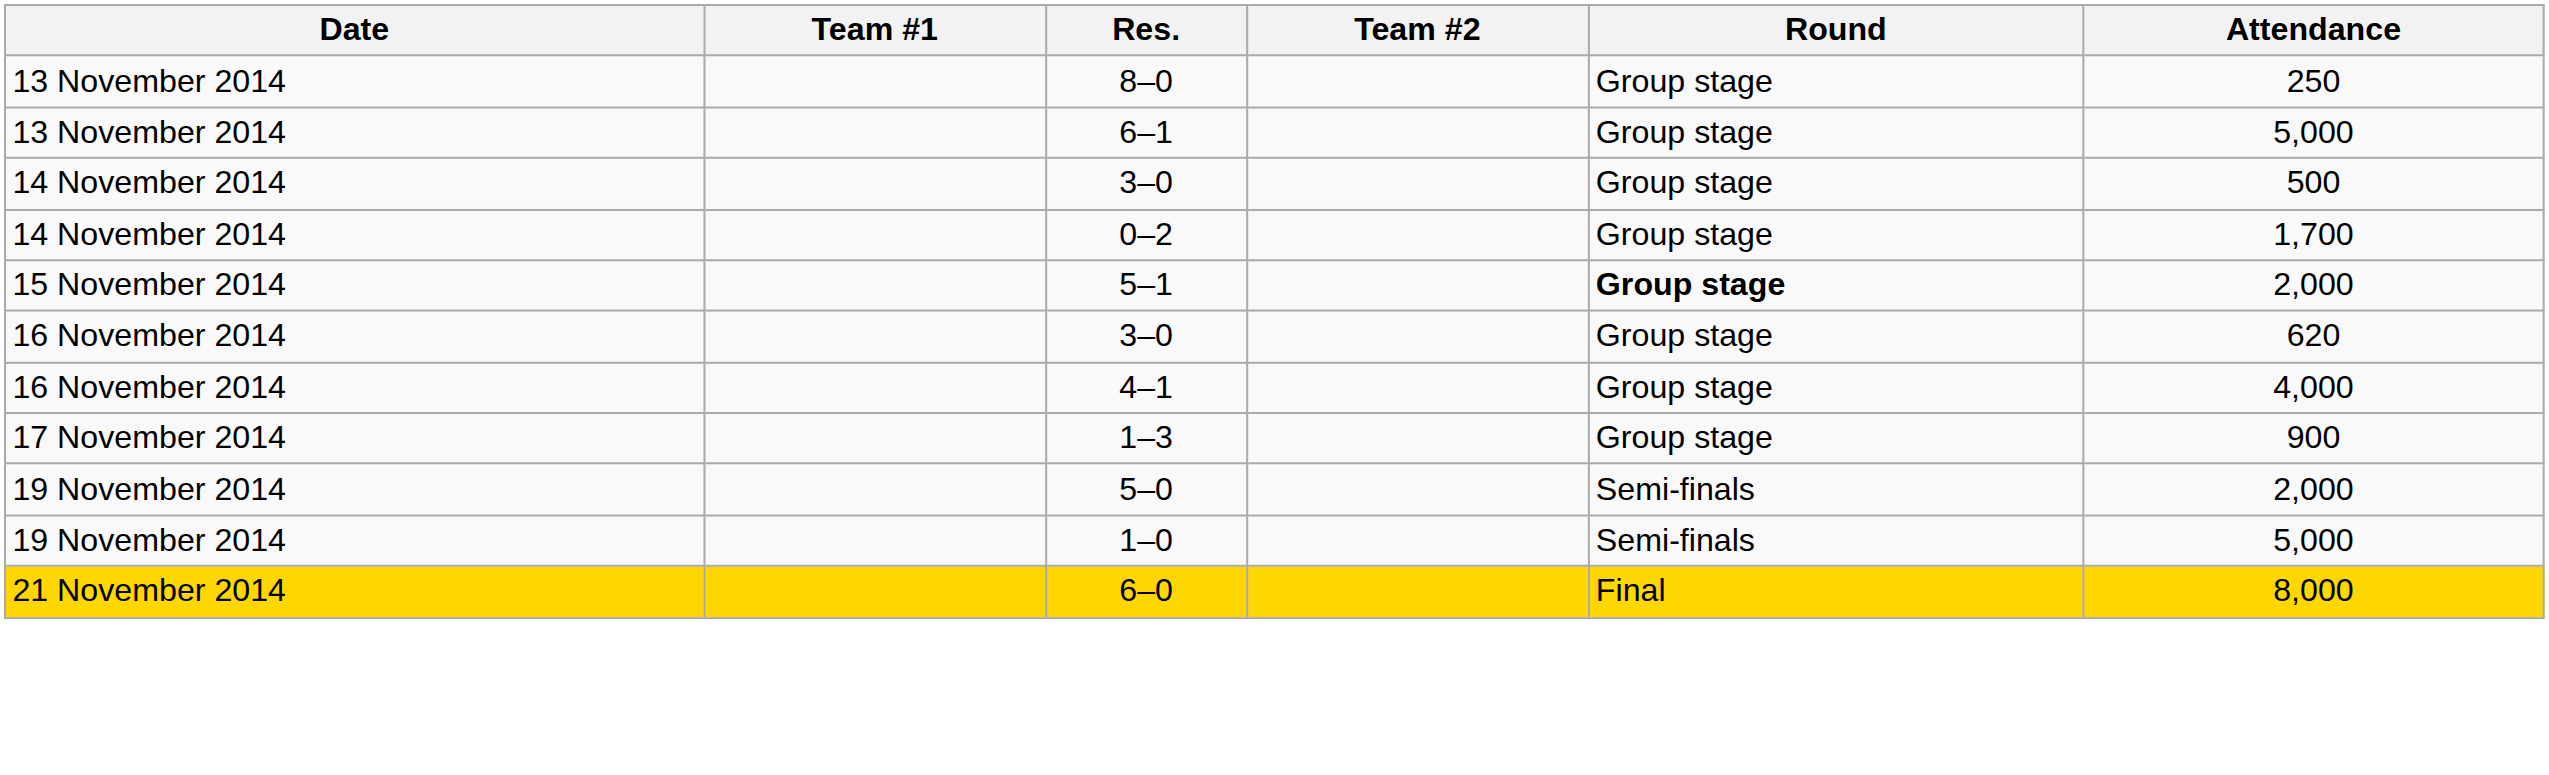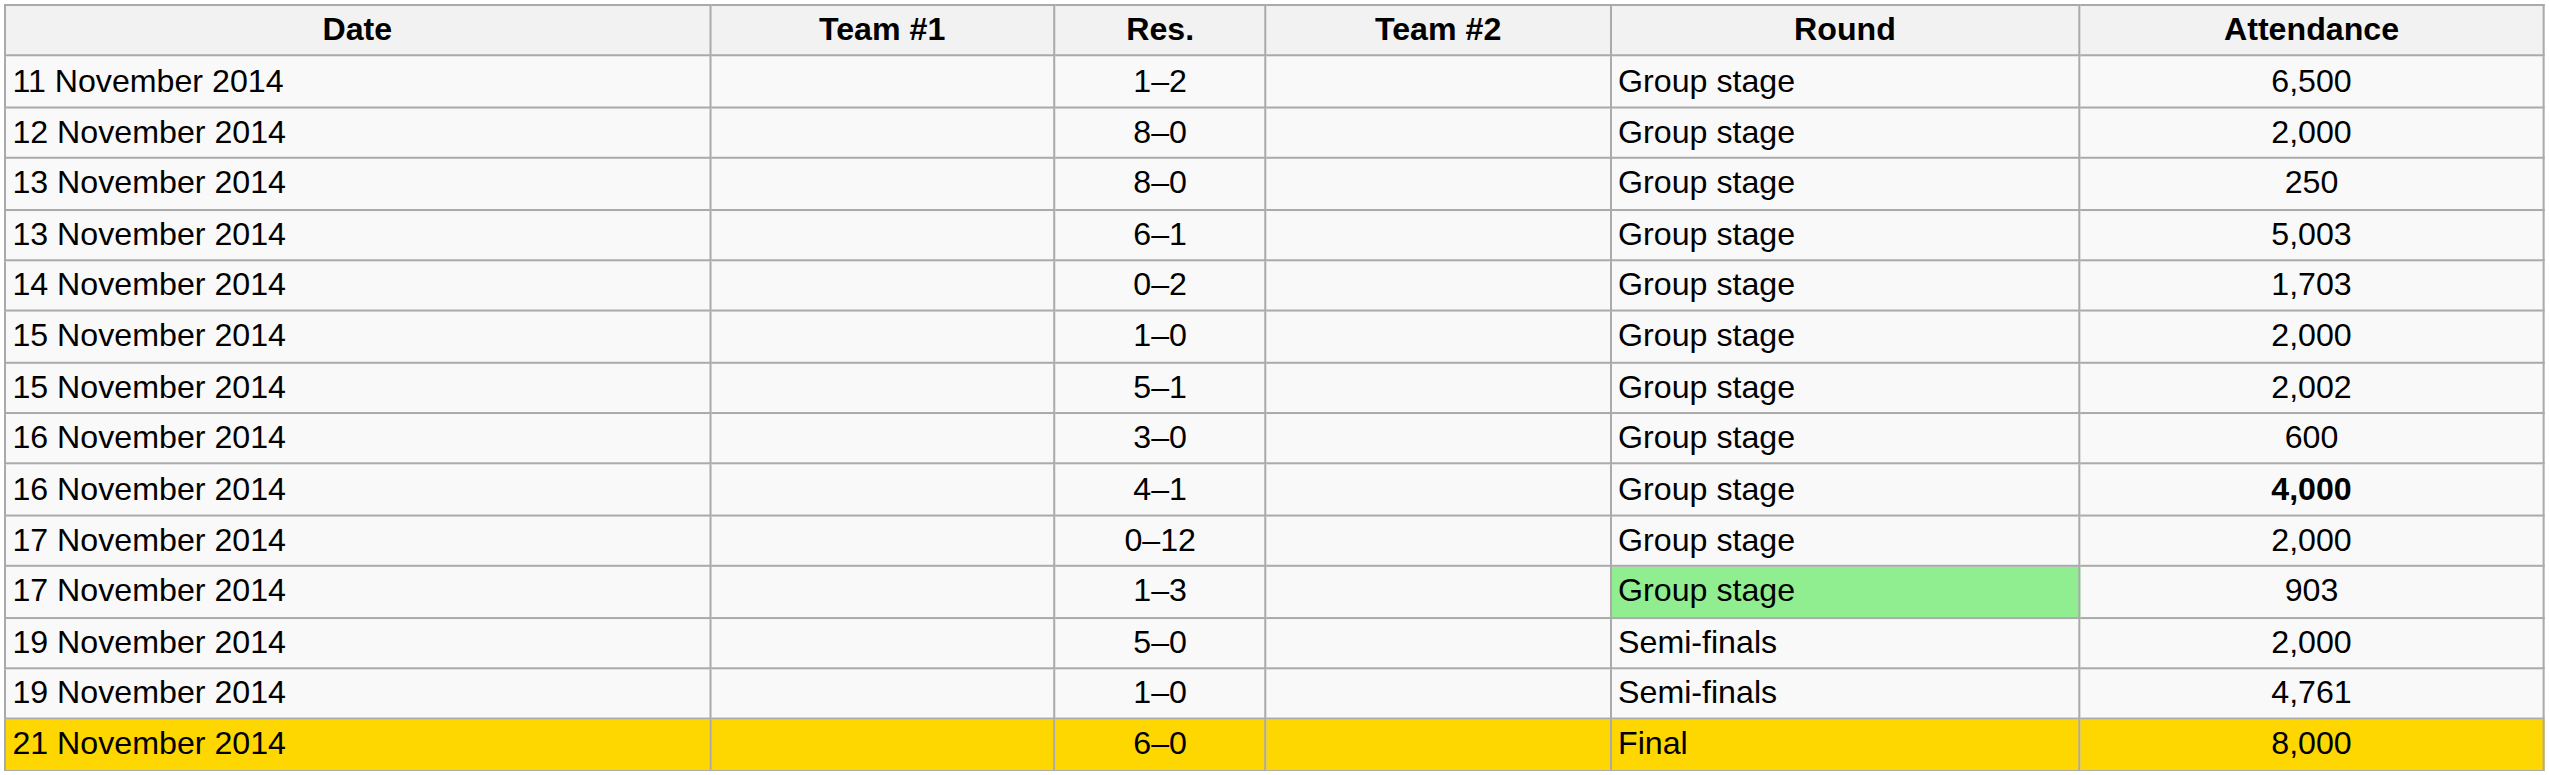+ row: (148, 81)
+ row: (149, 132)
(2313, 132) 5,000 -> (2311, 234) 5,003
- row: (149, 183)
(2313, 234) 1,700 -> (2311, 285) 1,703
+ row: (149, 336)
(1691, 285) bold -> (1707, 387) normal
(2313, 285) 2,000 -> (2311, 387) 2,002
(2313, 336) 620 -> (2311, 438) 600
(2313, 387) normal -> (2311, 489) bold
+ row: (149, 540)
(1684, 438) no background -> (1707, 591) lightgreen background
(2313, 438) 900 -> (2311, 591) 903
(2313, 540) 5,000 -> (2311, 693) 4,761
